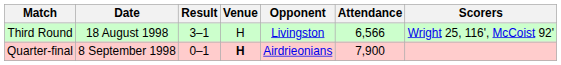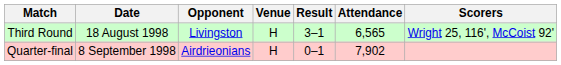columns swapped: (298, 13) <-> (199, 13)
(370, 32) 6,566 -> (370, 32) 6,565
(240, 51) bold -> (273, 51) normal
(370, 51) 7,900 -> (370, 51) 7,902
